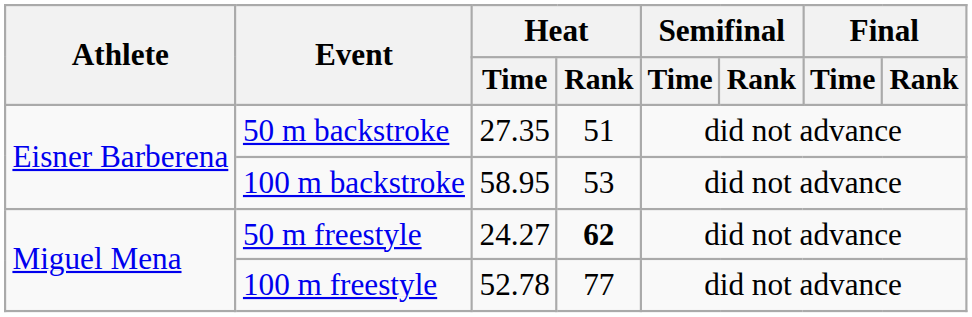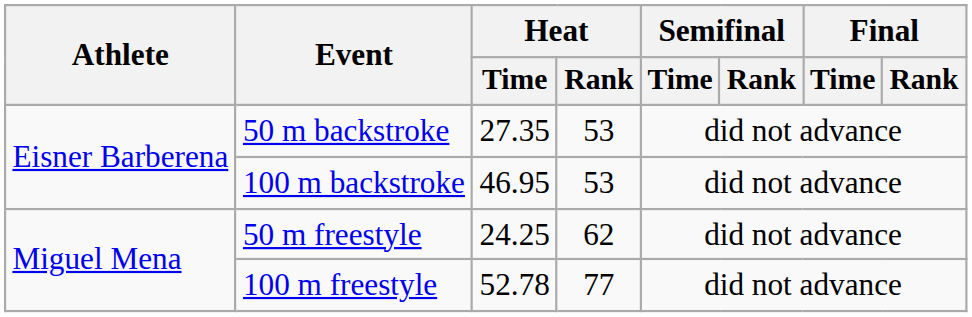(599, 130) 51 -> (599, 130) 53
(515, 182) 58.95 -> (515, 182) 46.95
(515, 234) 24.27 -> (515, 234) 24.25
(599, 234) bold -> (599, 234) normal
